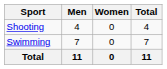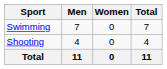rows swapped: (25, 27) <-> (28, 42)
